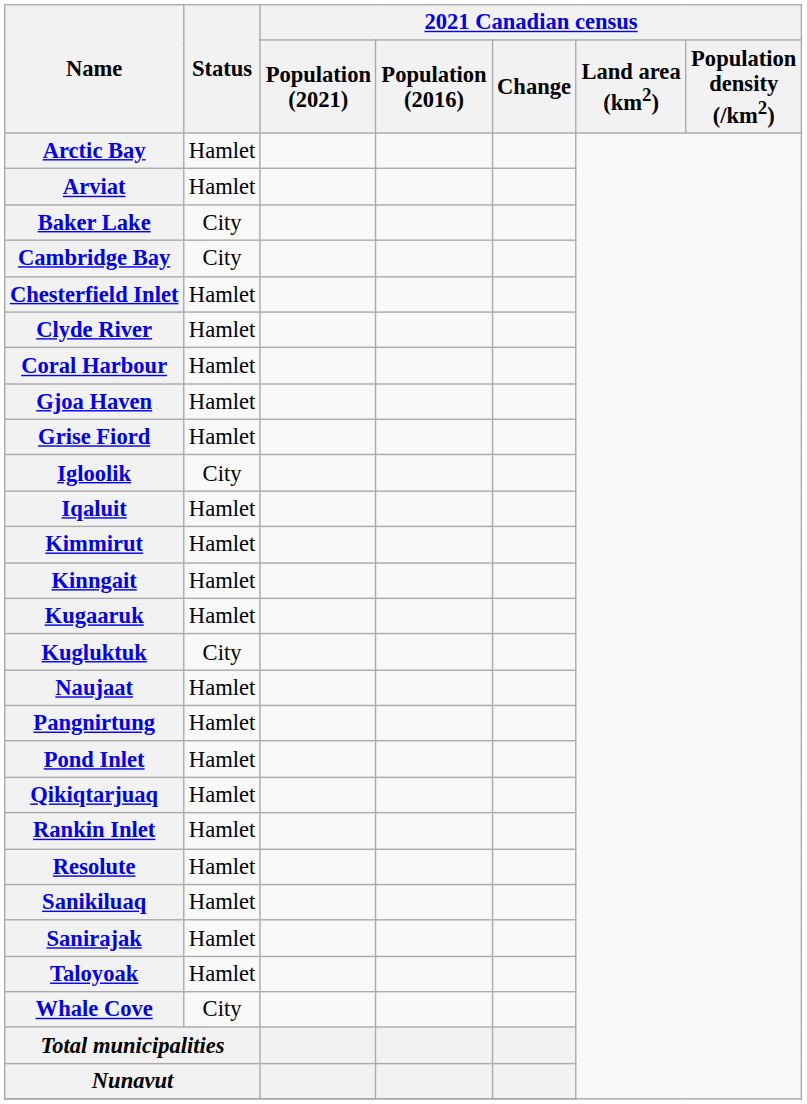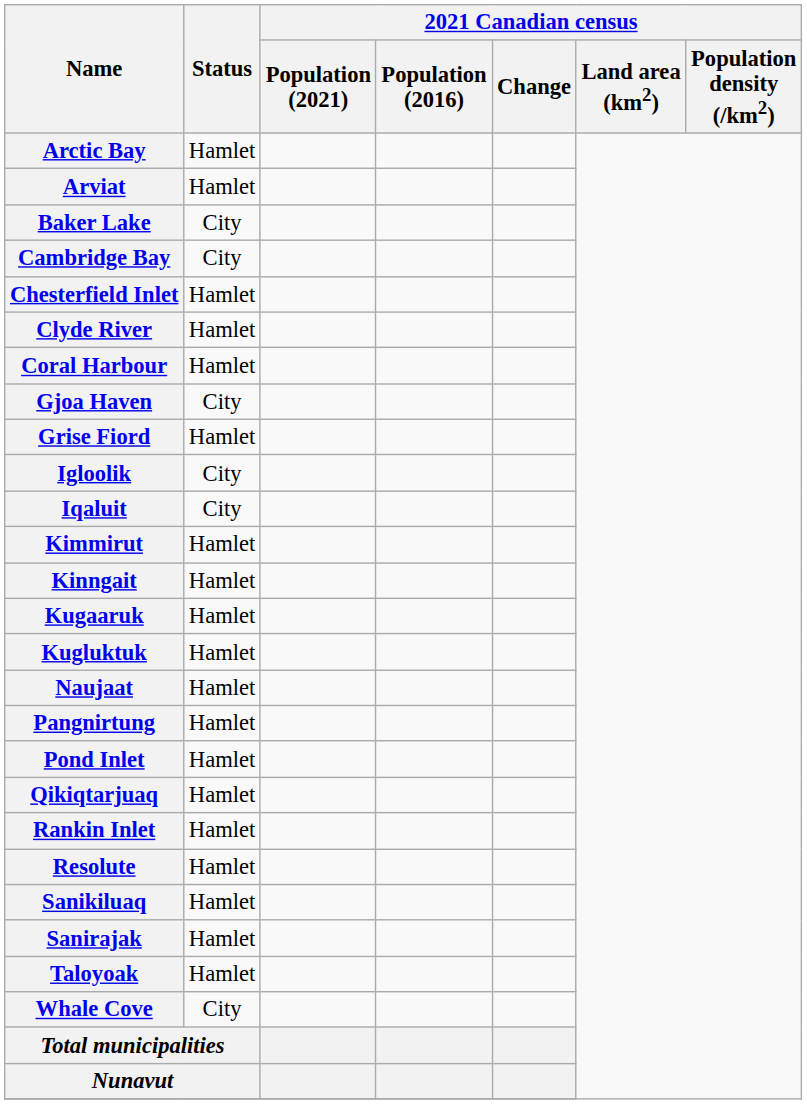(222, 401) Hamlet -> (222, 401) City
(222, 508) Hamlet -> (222, 508) City
(222, 651) City -> (222, 651) Hamlet
